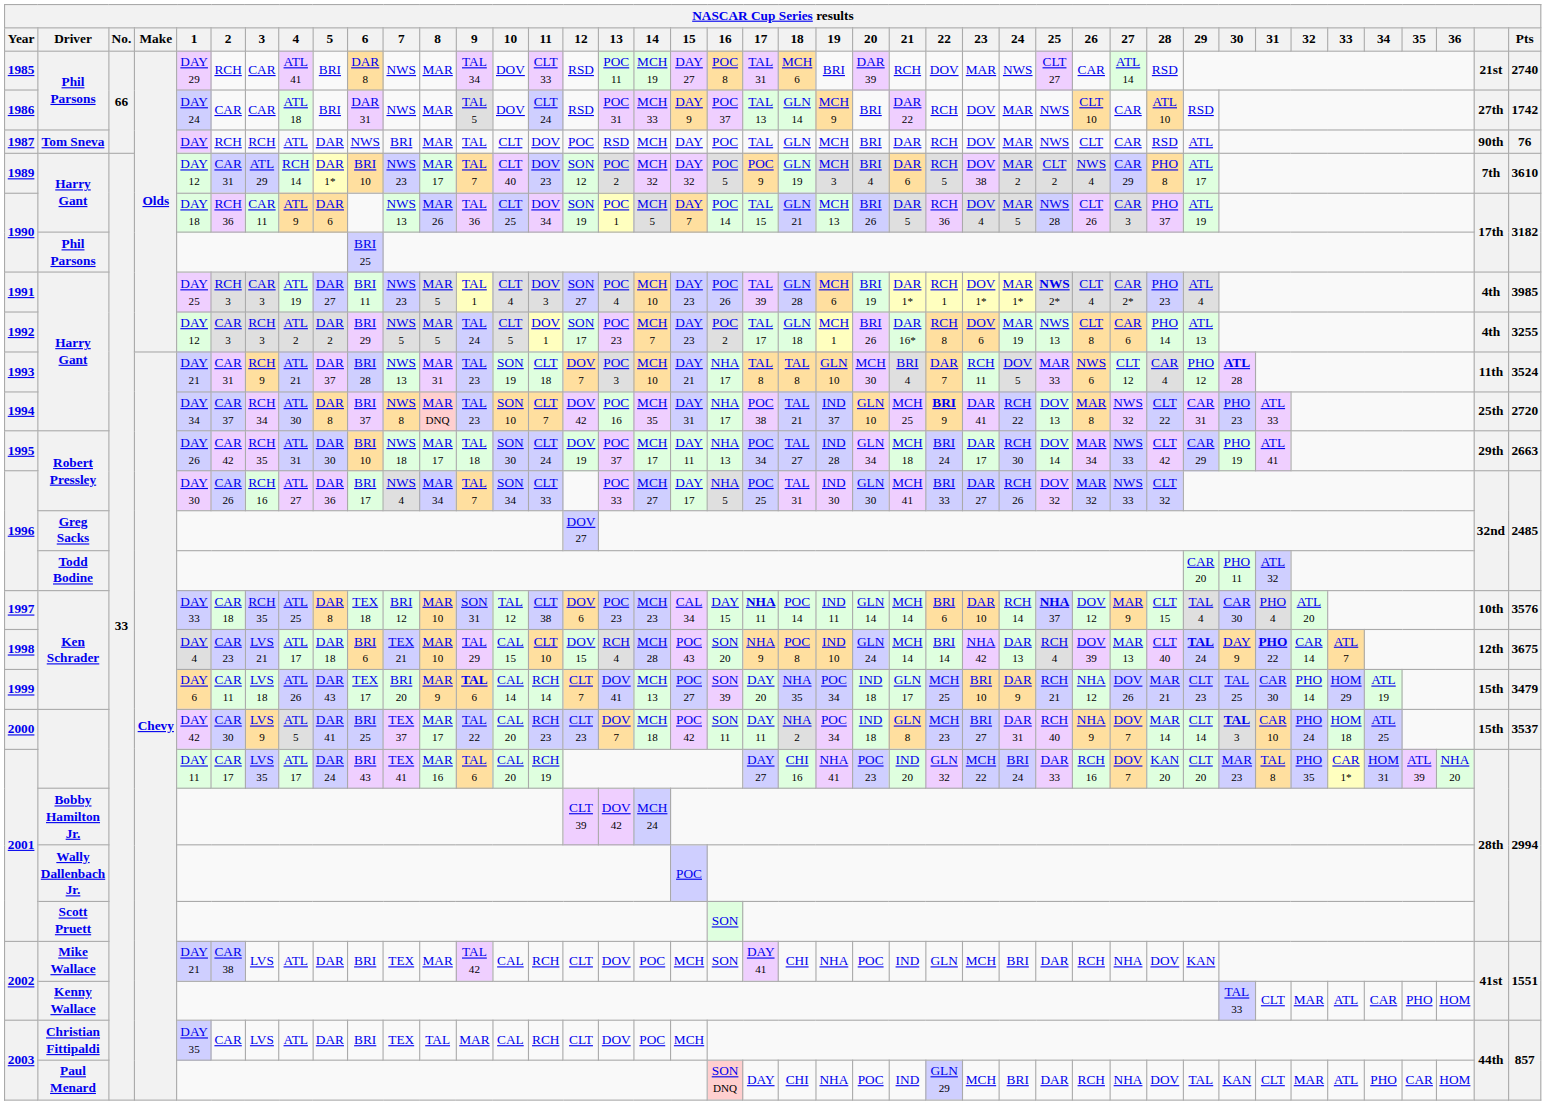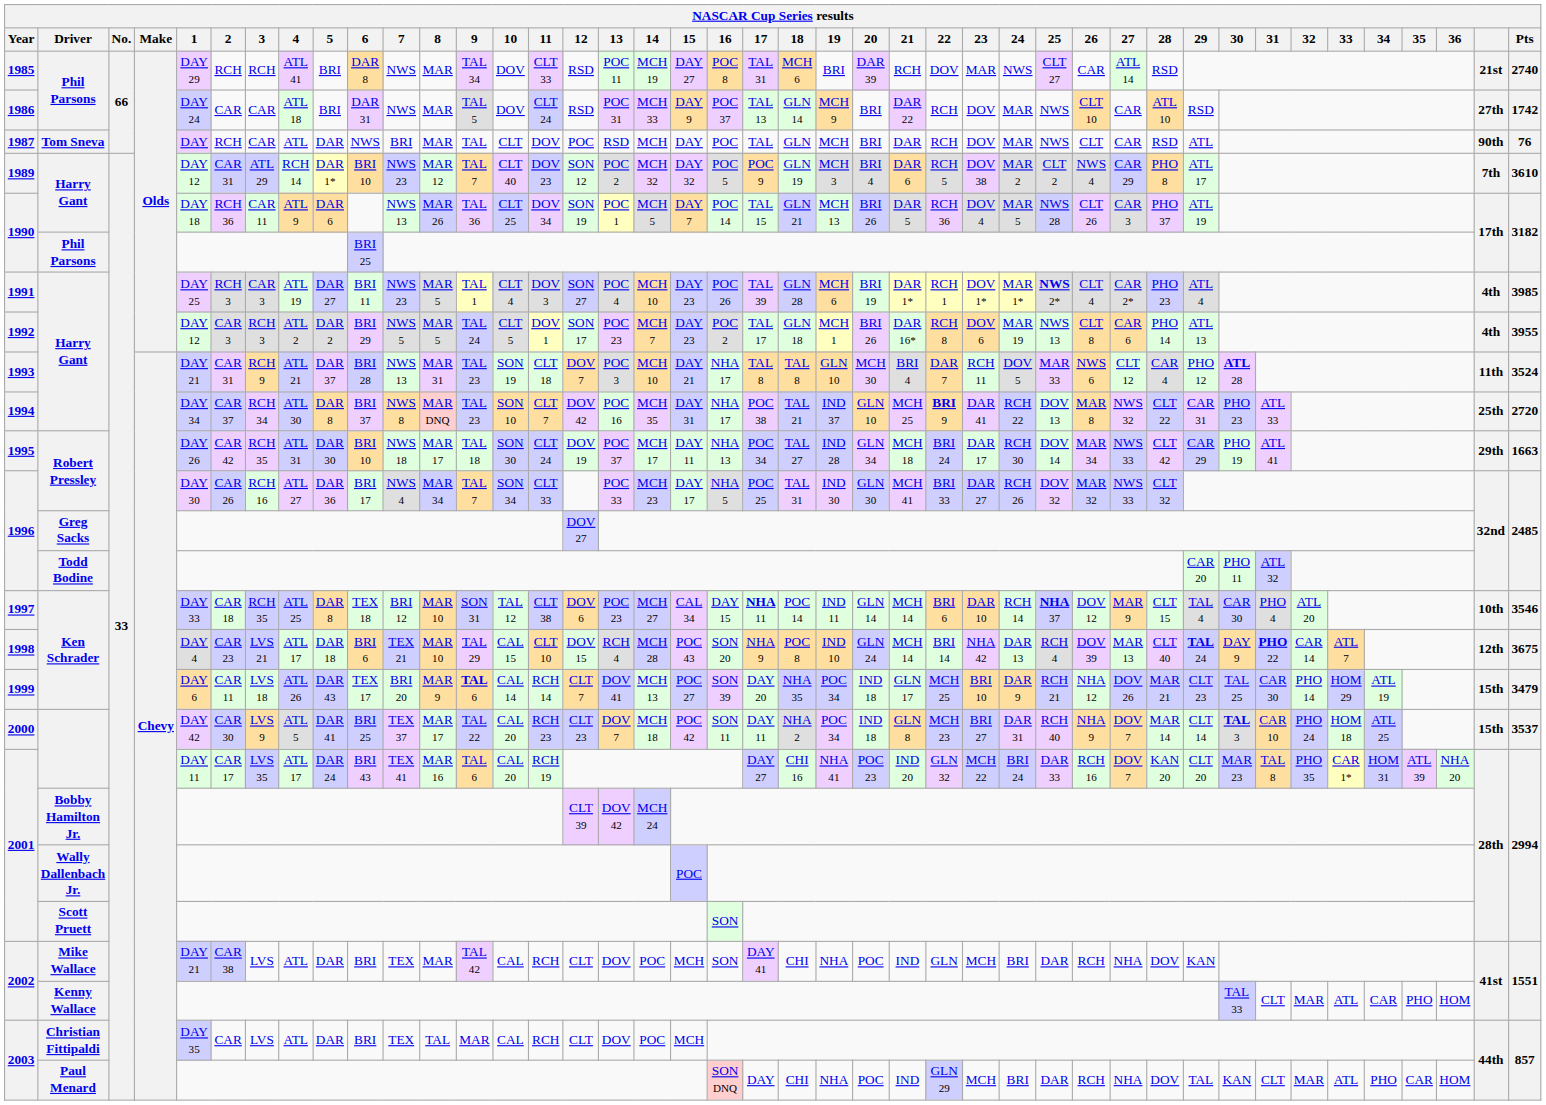(262, 70) CAR -> (262, 70) RCH
(262, 141) RCH -> (262, 141) CAR
(438, 172) MAR 17 -> (438, 172) MAR 12
(1525, 331) 3255 -> (1525, 331) 3955
(1525, 451) 2663 -> (1525, 451) 1663
(652, 490) MCH 27 -> (652, 490) MCH 23
(652, 609) MCH 23 -> (652, 609) MCH 27
(1525, 609) 3576 -> (1525, 609) 3546
